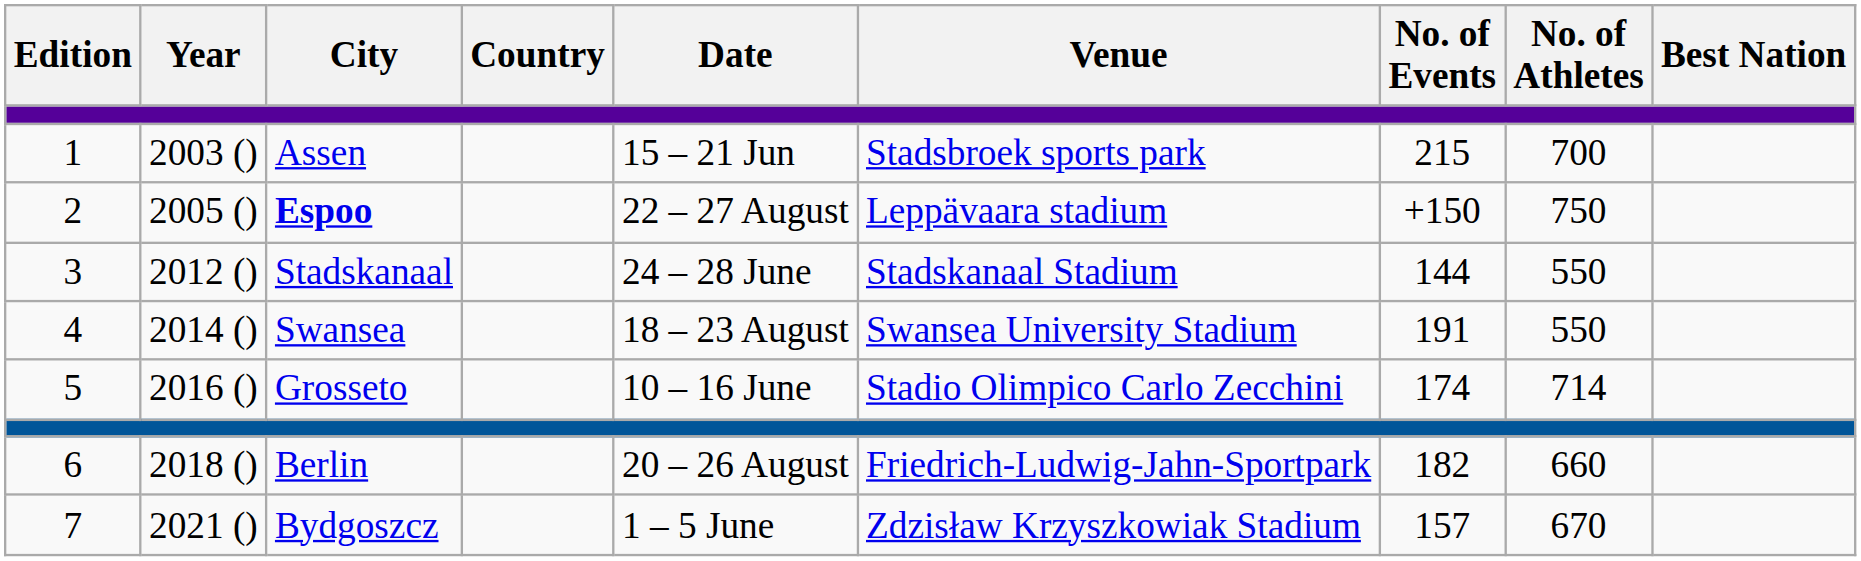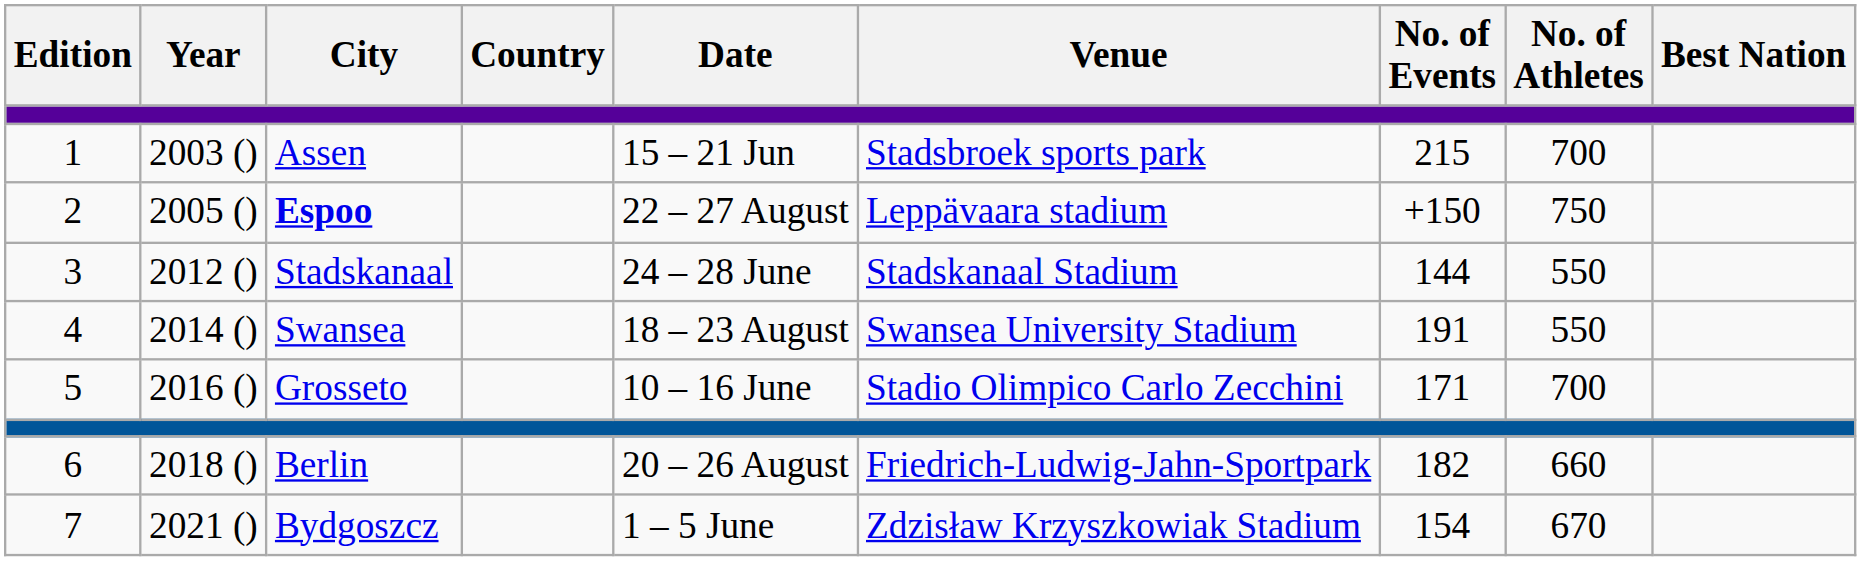(1442, 388) 174 -> (1442, 388) 171
(1579, 388) 714 -> (1579, 388) 700
(1442, 524) 157 -> (1442, 524) 154
